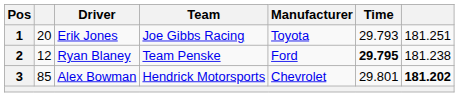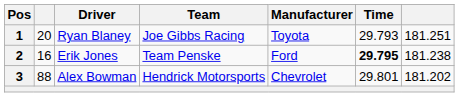(88, 35) Erik Jones -> (94, 35) Ryan Blaney
(44, 56) 12 -> (44, 56) 16
(94, 56) Ryan Blaney -> (88, 56) Erik Jones
(44, 76) 85 -> (44, 76) 88
(428, 76) bold -> (428, 76) normal
